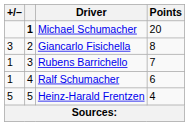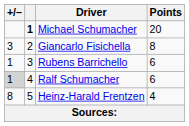(153, 63) 7 -> (153, 63) 6
(10, 79) no background -> (10, 79) lightgrey background
(10, 96) 5 -> (10, 96) 8
